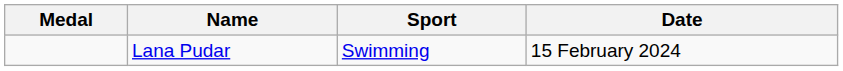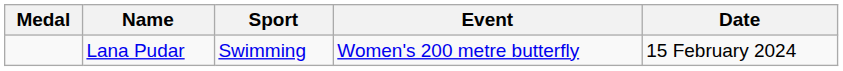+ column: (487, 20)
